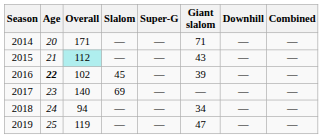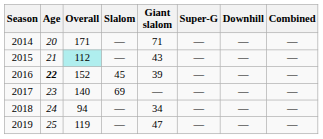columns swapped: (201, 18) <-> (159, 18)
(82, 74) 102 -> (82, 74) 152
